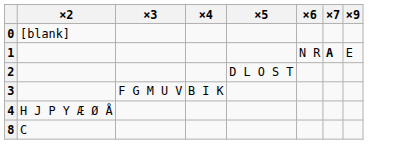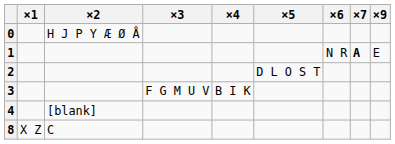+ column: (31, 14)
(45, 33) [blank] -> (93, 33) H J P Y Æ Ø Å
(66, 110) H J P Y Æ Ø Å -> (72, 110) [blank]
